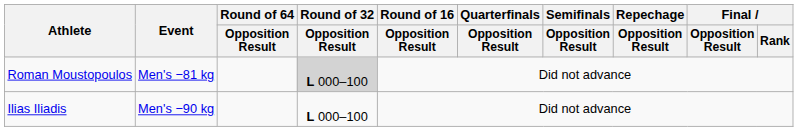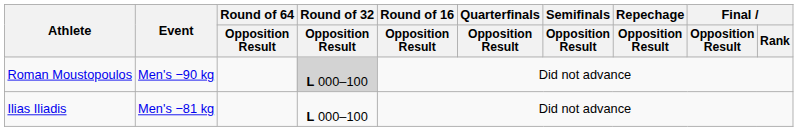(176, 75) Men's −81 kg -> (176, 75) Men's −90 kg
(176, 109) Men's −90 kg -> (176, 109) Men's −81 kg
